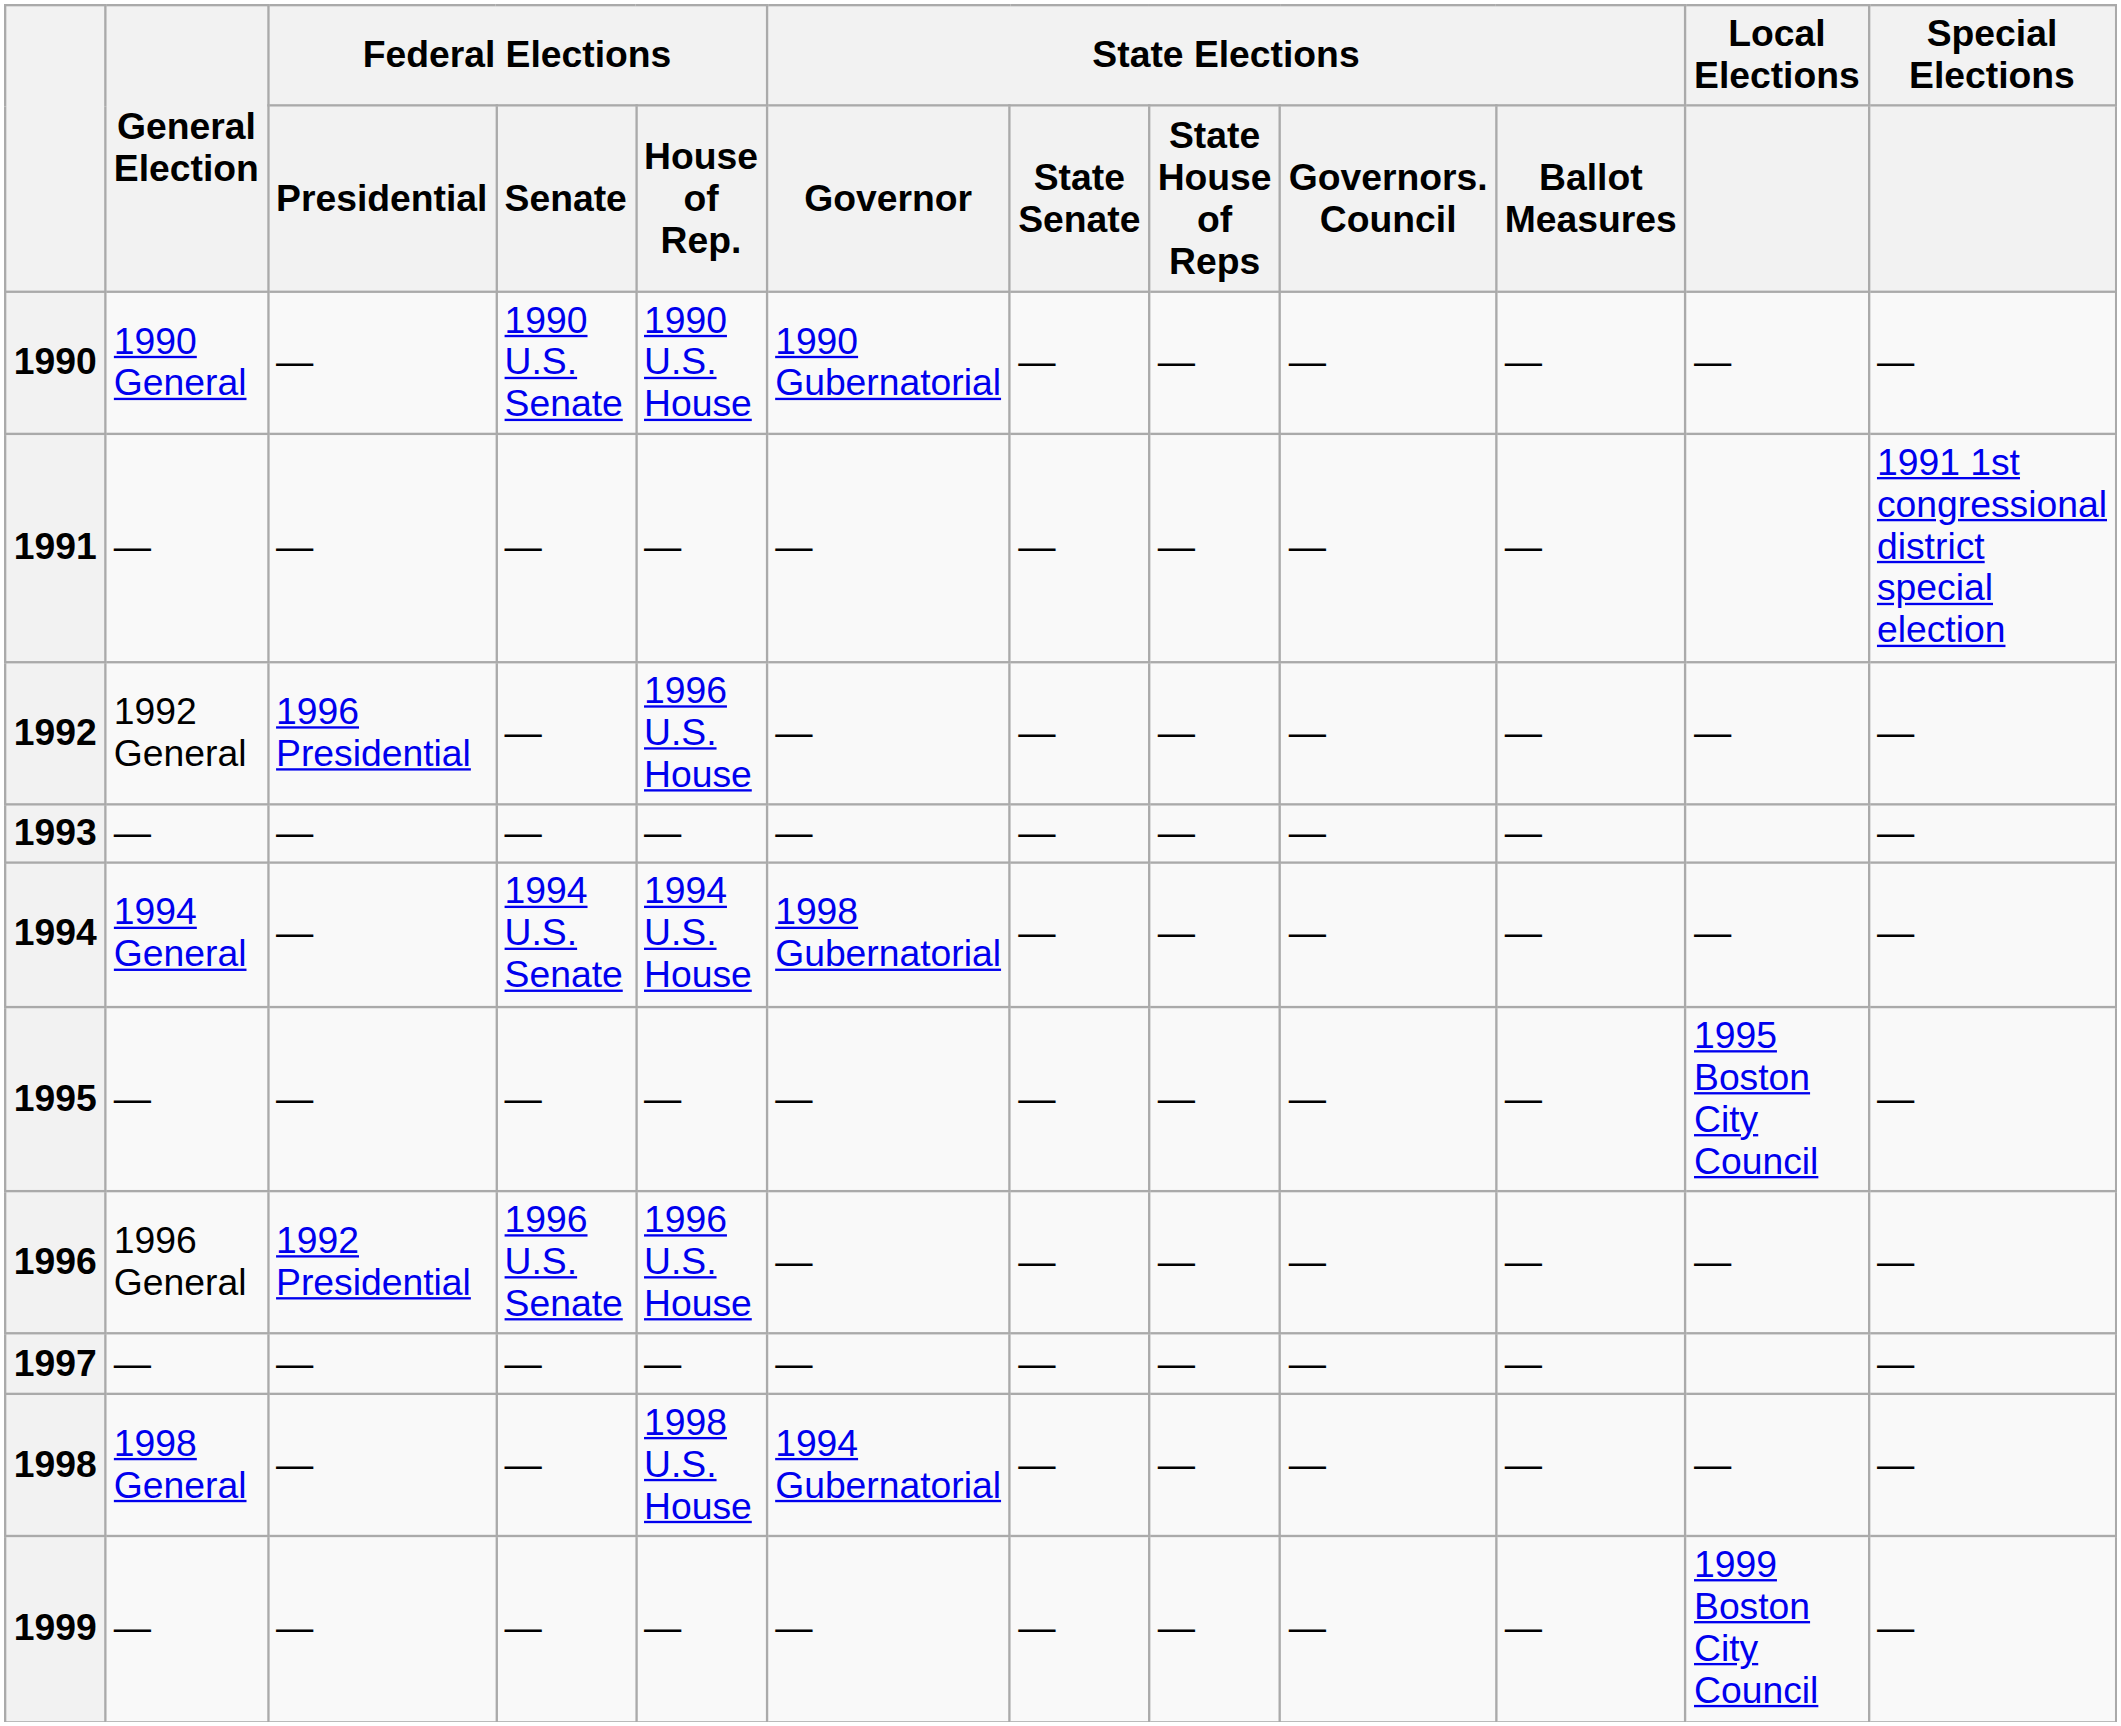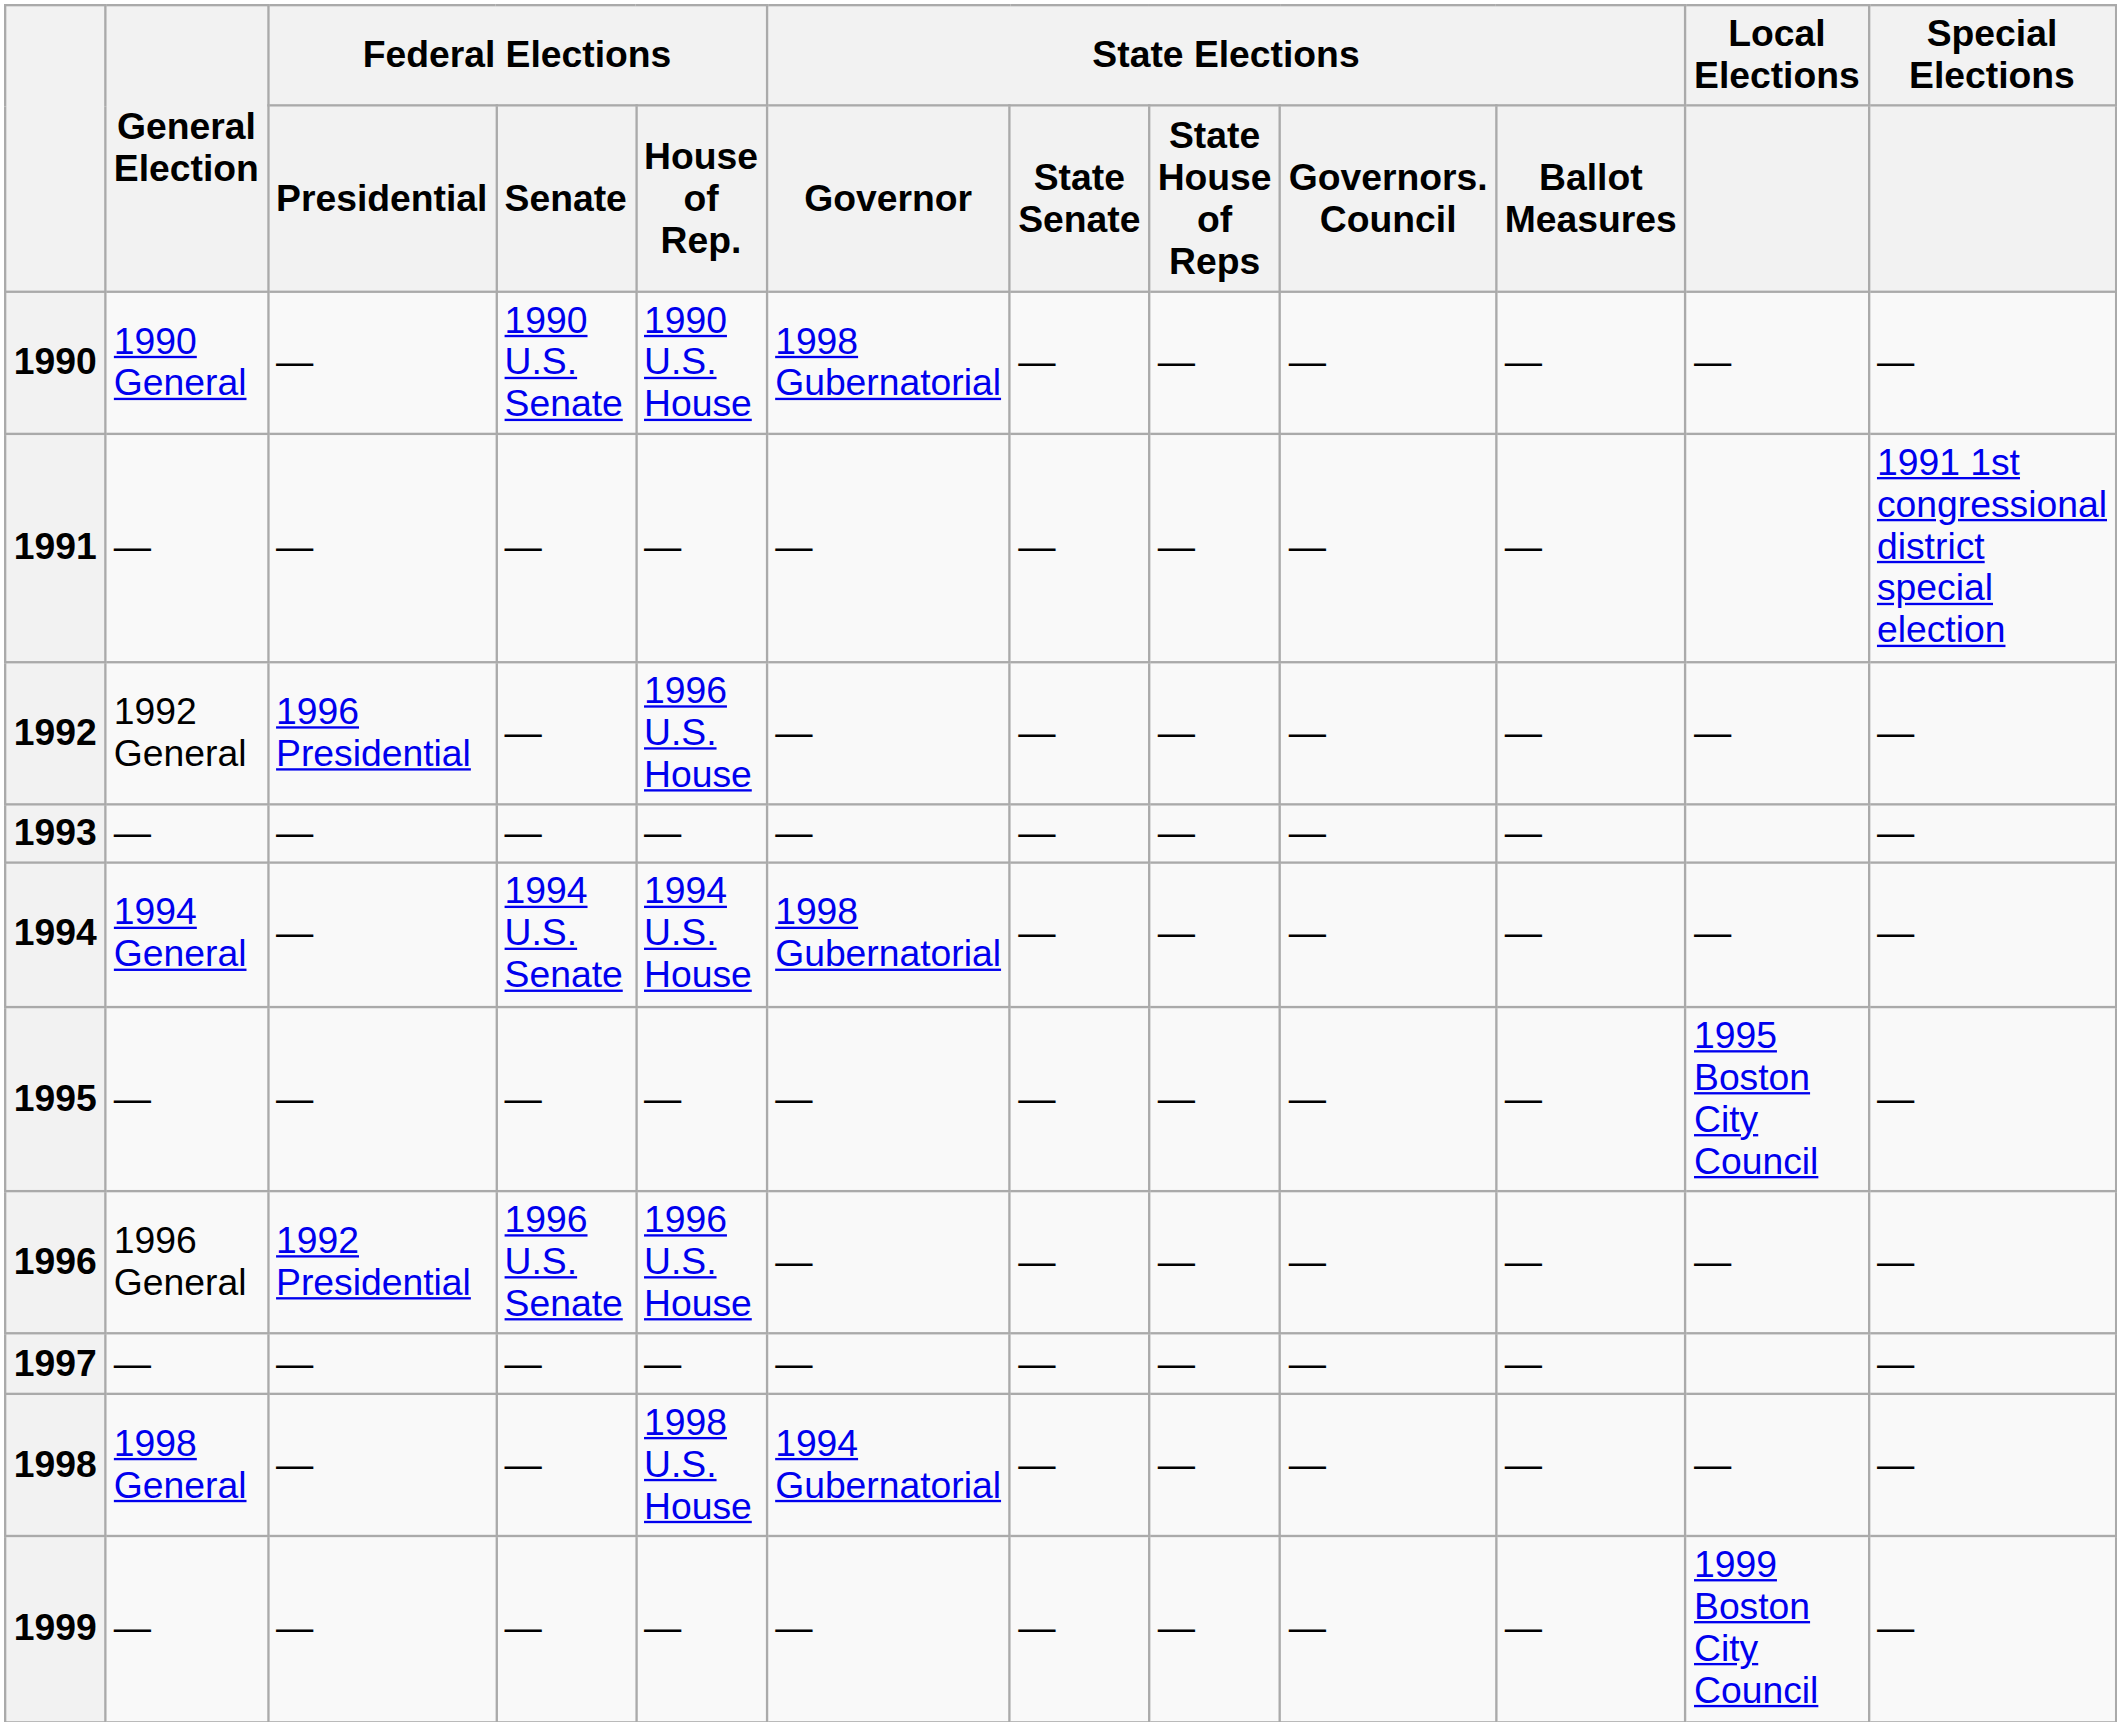(888, 362) 1990 Gubernatorial -> (888, 362) 1998 Gubernatorial
